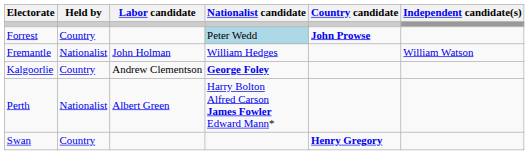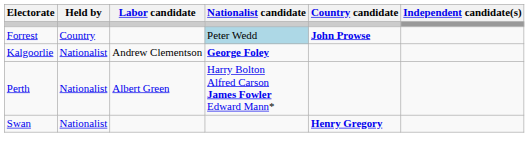- row: (29, 52)
(77, 69) Country -> (83, 52) Nationalist
(77, 141) Country -> (83, 123) Nationalist
